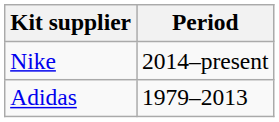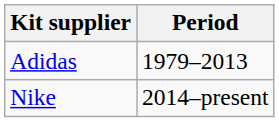rows swapped: (43, 97) <-> (33, 60)
